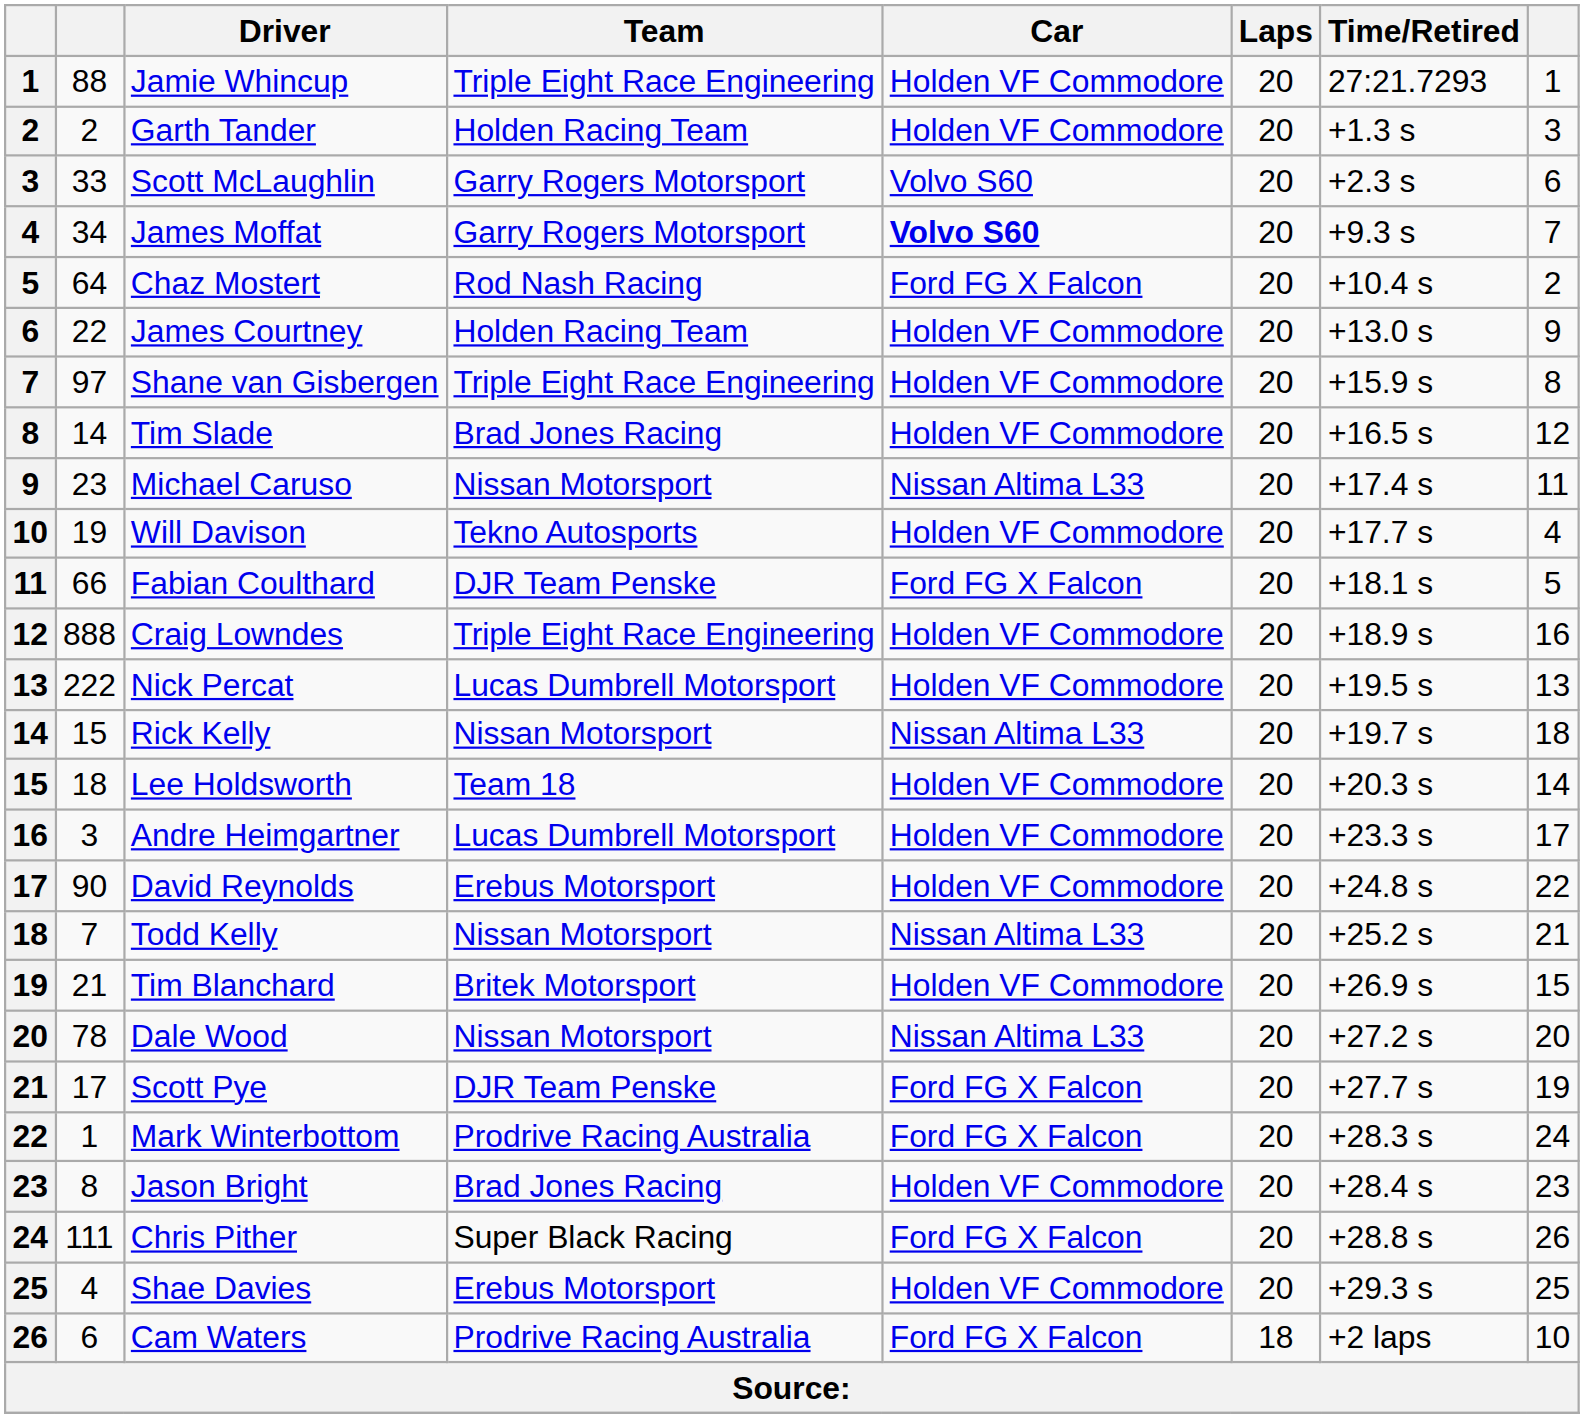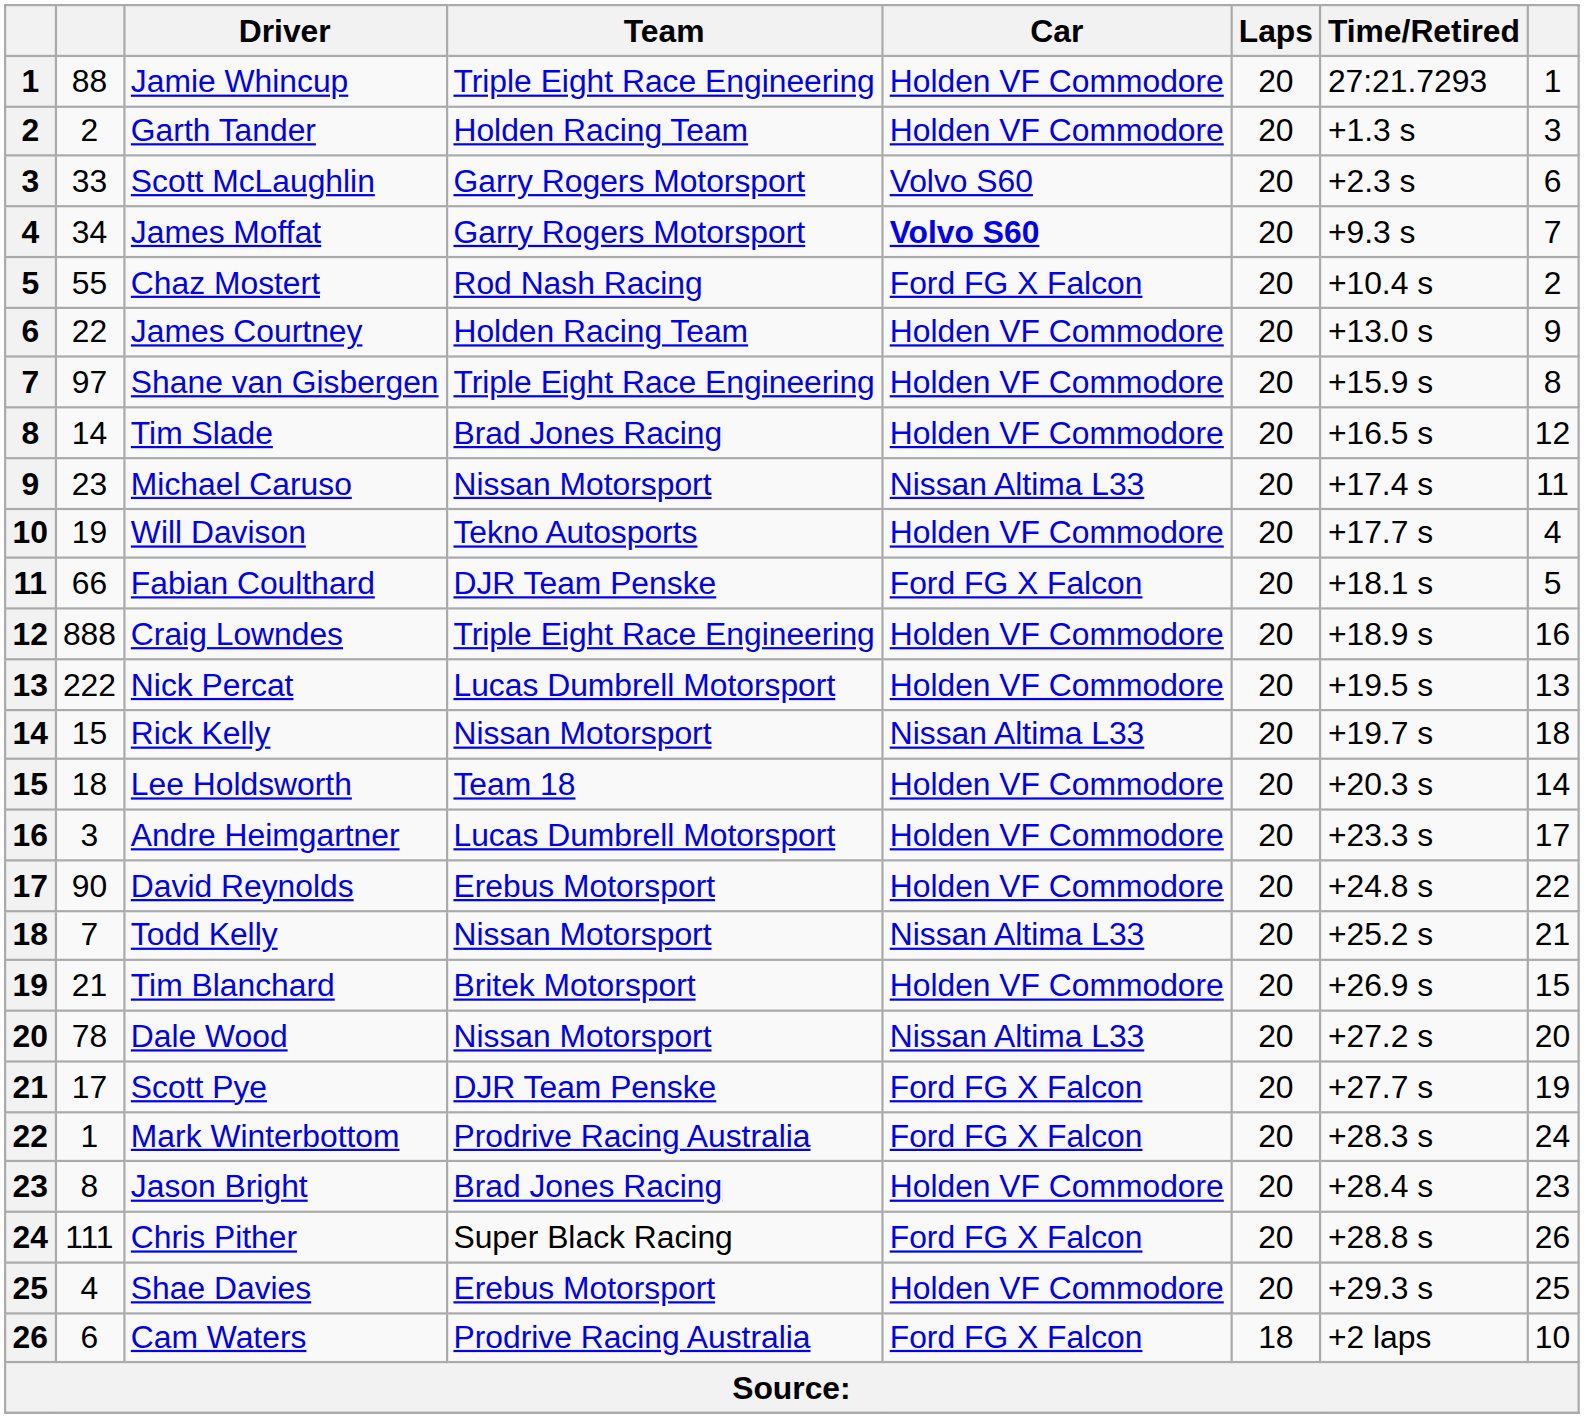(89, 282) 64 -> (89, 282) 55
